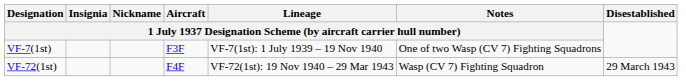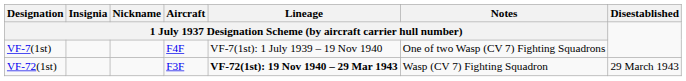(175, 48) F3F -> (175, 48) F4F
(175, 66) F4F -> (175, 66) F3F
(302, 66) normal -> (304, 66) bold
